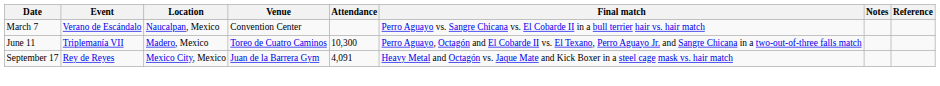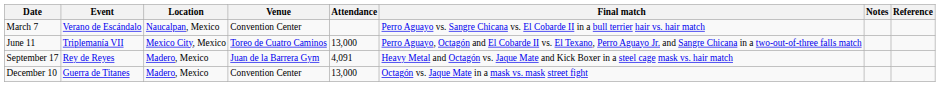(177, 42) Madero, Mexico -> (186, 42) Mexico City, Mexico
(344, 42) 10,300 -> (344, 42) 13,000
(186, 58) Mexico City, Mexico -> (177, 58) Madero, Mexico
+ row: (32, 73)
